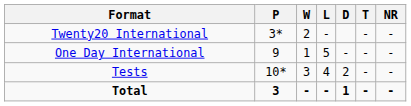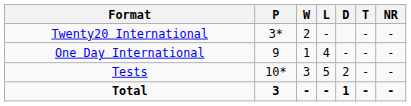(326, 53) 5 -> (326, 53) 4
(326, 72) 4 -> (326, 72) 5
